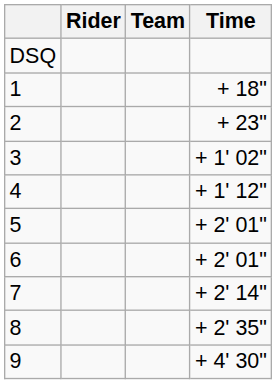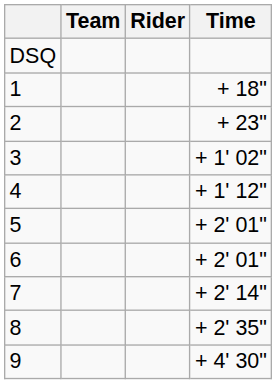columns swapped: (93, 21) <-> (158, 21)
